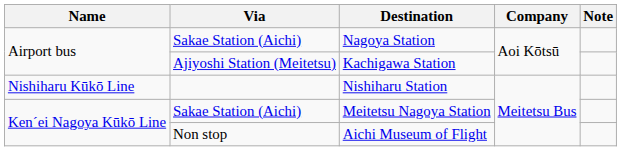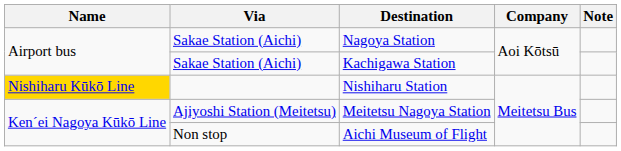(254, 63) Ajiyoshi Station (Meitetsu) -> (237, 63) Sakae Station (Aichi)
(71, 87) no background -> (71, 87) gold background
(237, 110) Sakae Station (Aichi) -> (254, 110) Ajiyoshi Station (Meitetsu)
